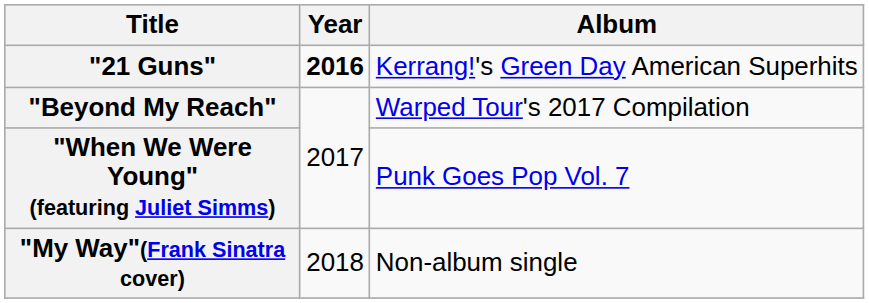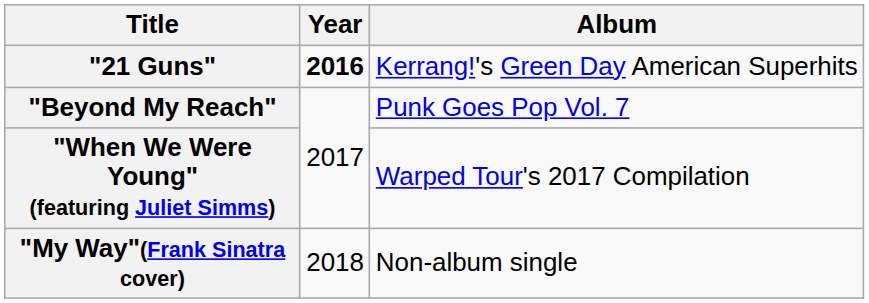(563, 107) Warped Tour's 2017 Compilation -> (503, 107) Punk Goes Pop Vol. 7
(503, 177) Punk Goes Pop Vol. 7 -> (563, 177) Warped Tour's 2017 Compilation
